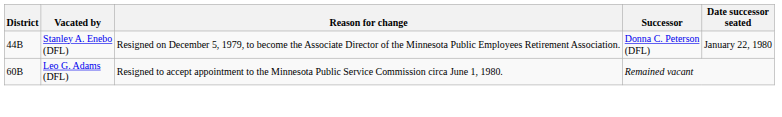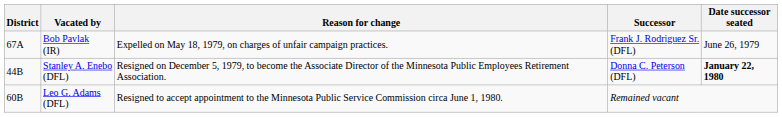+ row: (66, 44)
(738, 44) normal -> (729, 71) bold
